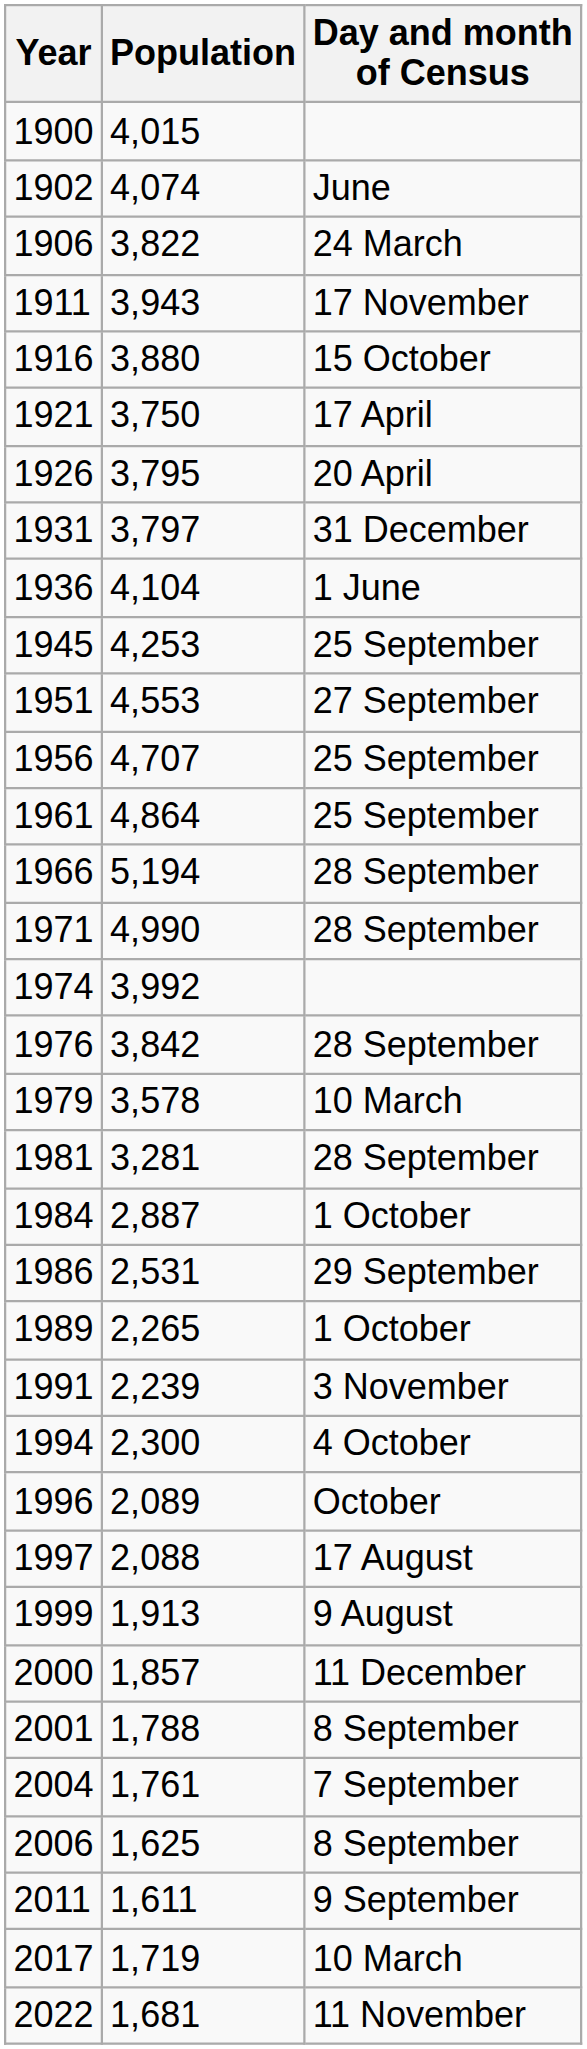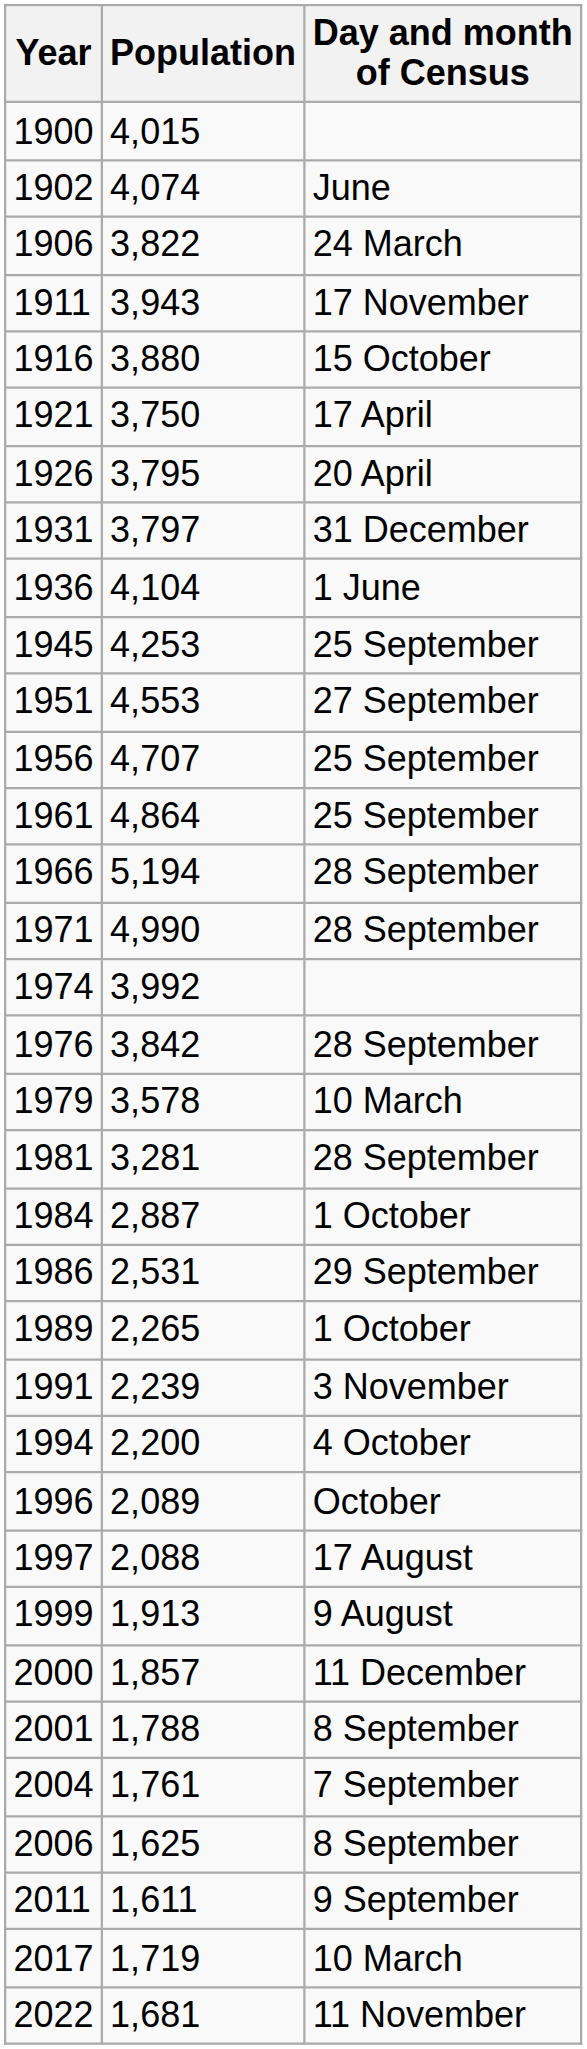(155, 1443) 2,300 -> (155, 1443) 2,200
